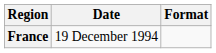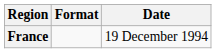columns swapped: (106, 15) <-> (186, 15)
